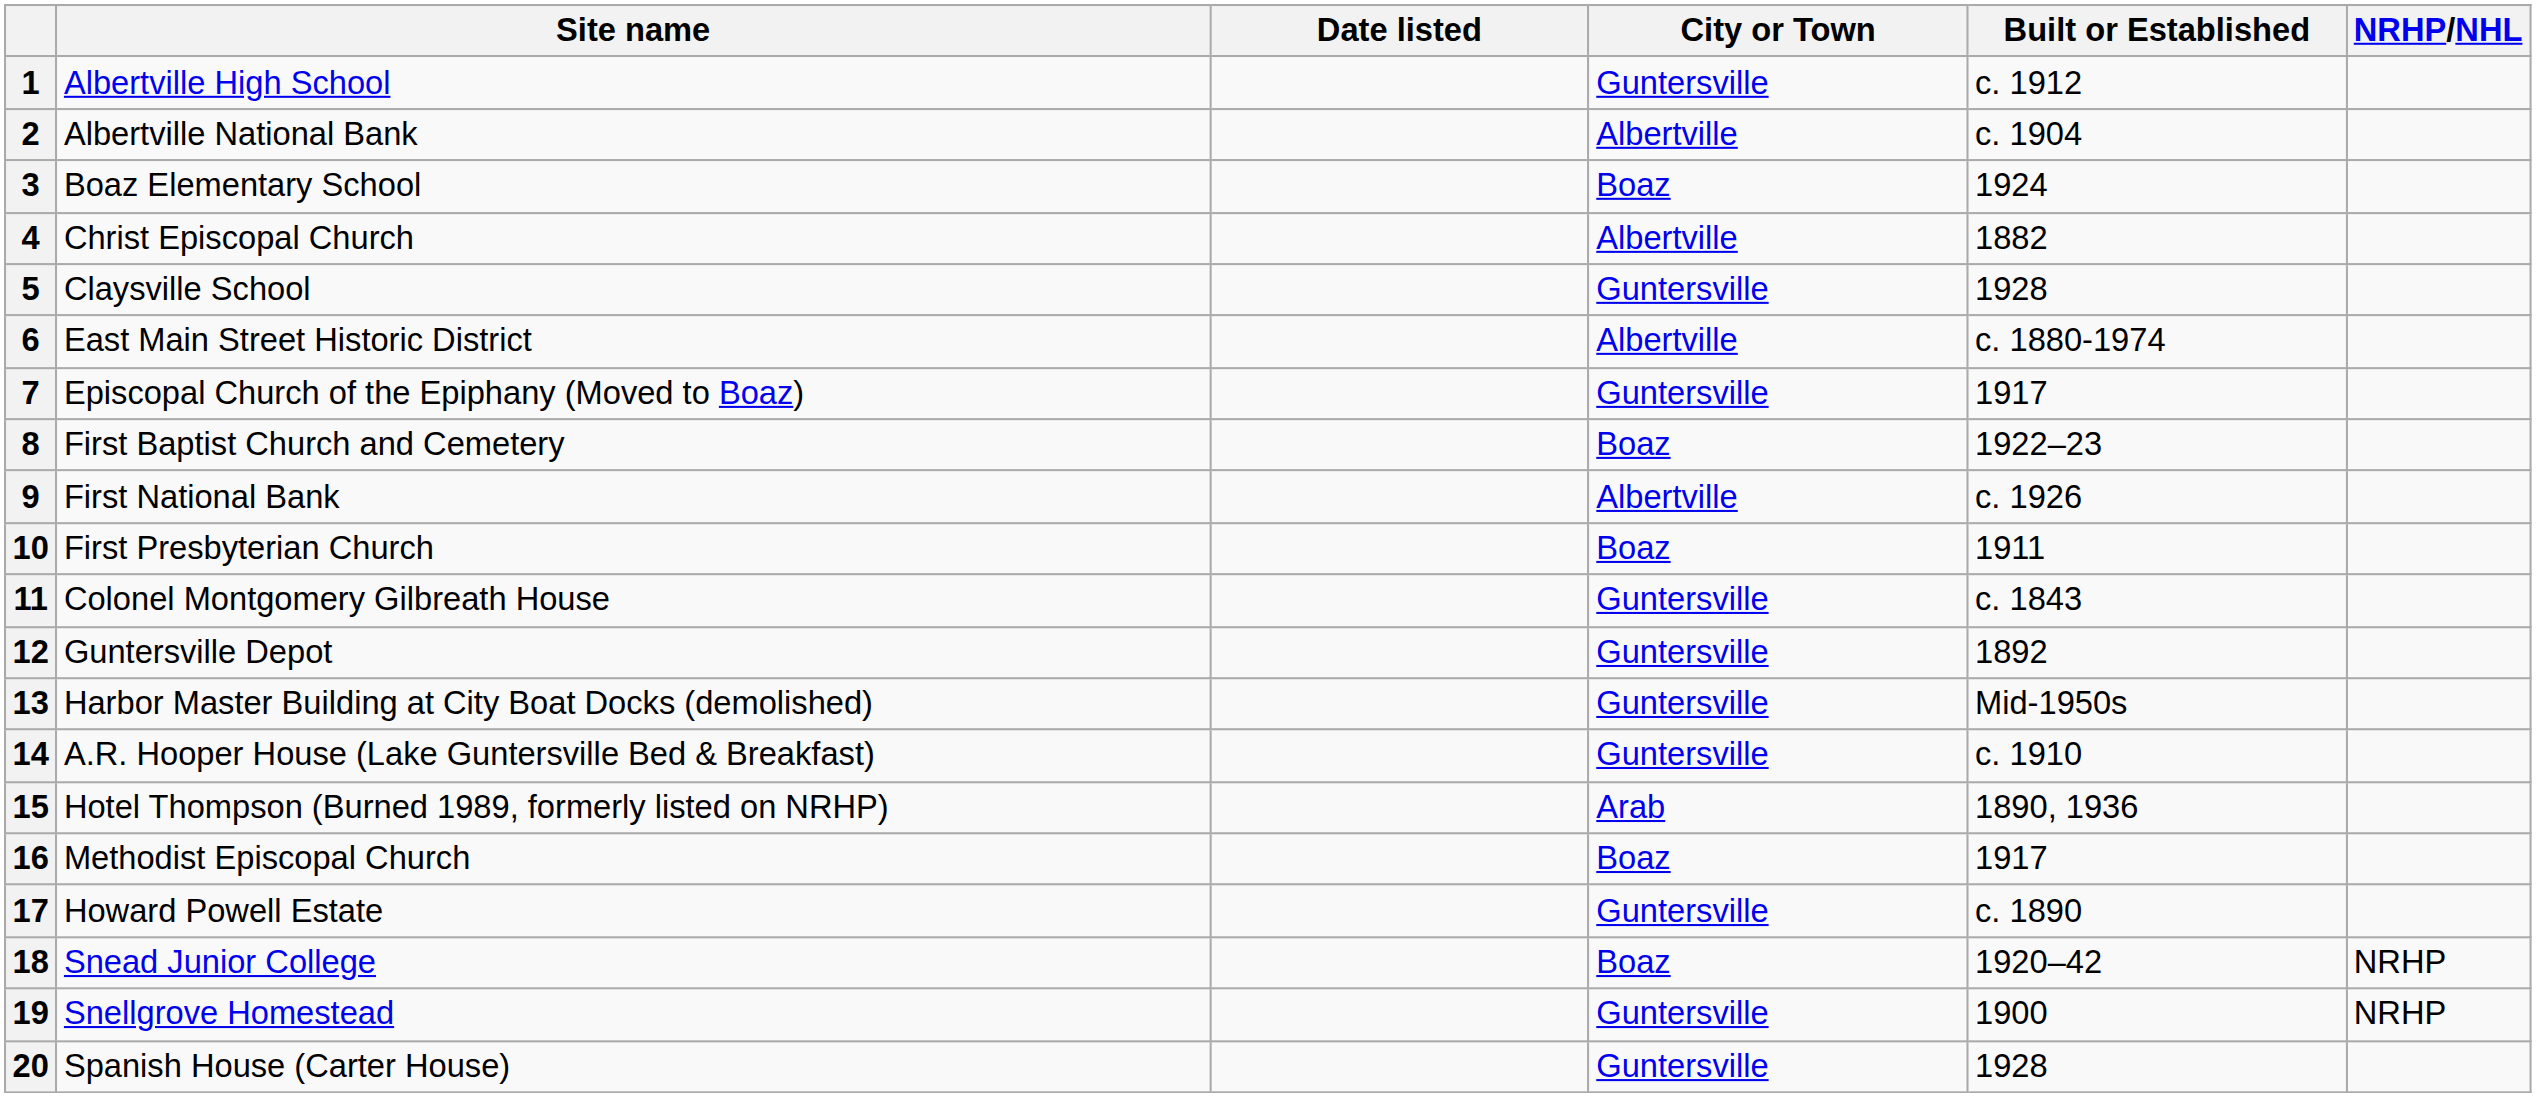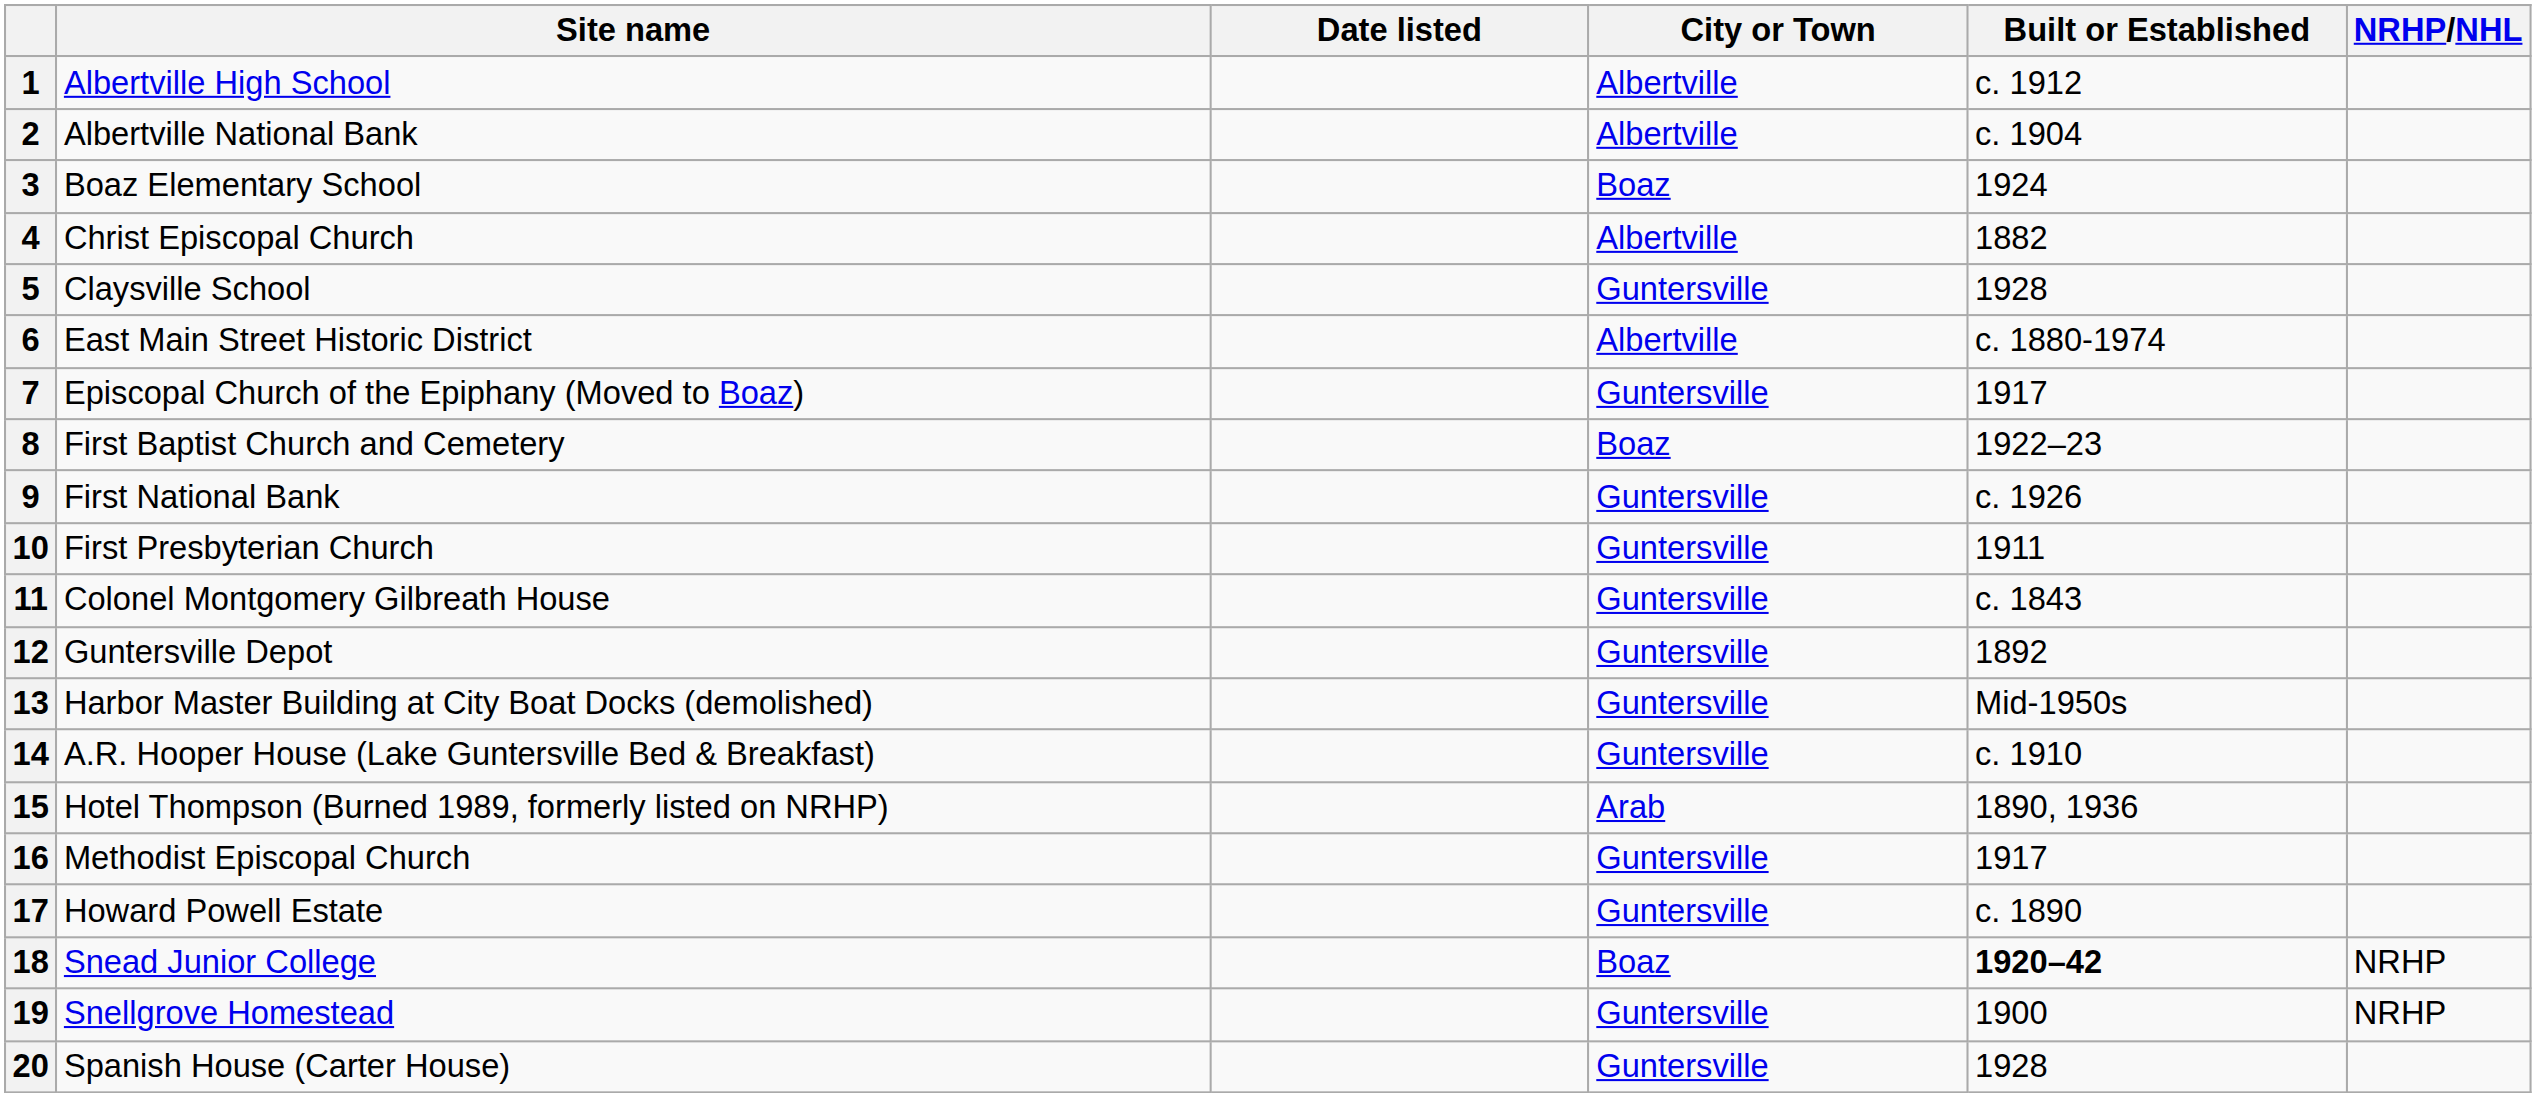(1682, 82) Guntersville -> (1667, 82) Albertville
(1667, 496) Albertville -> (1682, 496) Guntersville
(1633, 548) Boaz -> (1682, 548) Guntersville
(1633, 858) Boaz -> (1682, 858) Guntersville
(2039, 962) normal -> (2039, 962) bold
